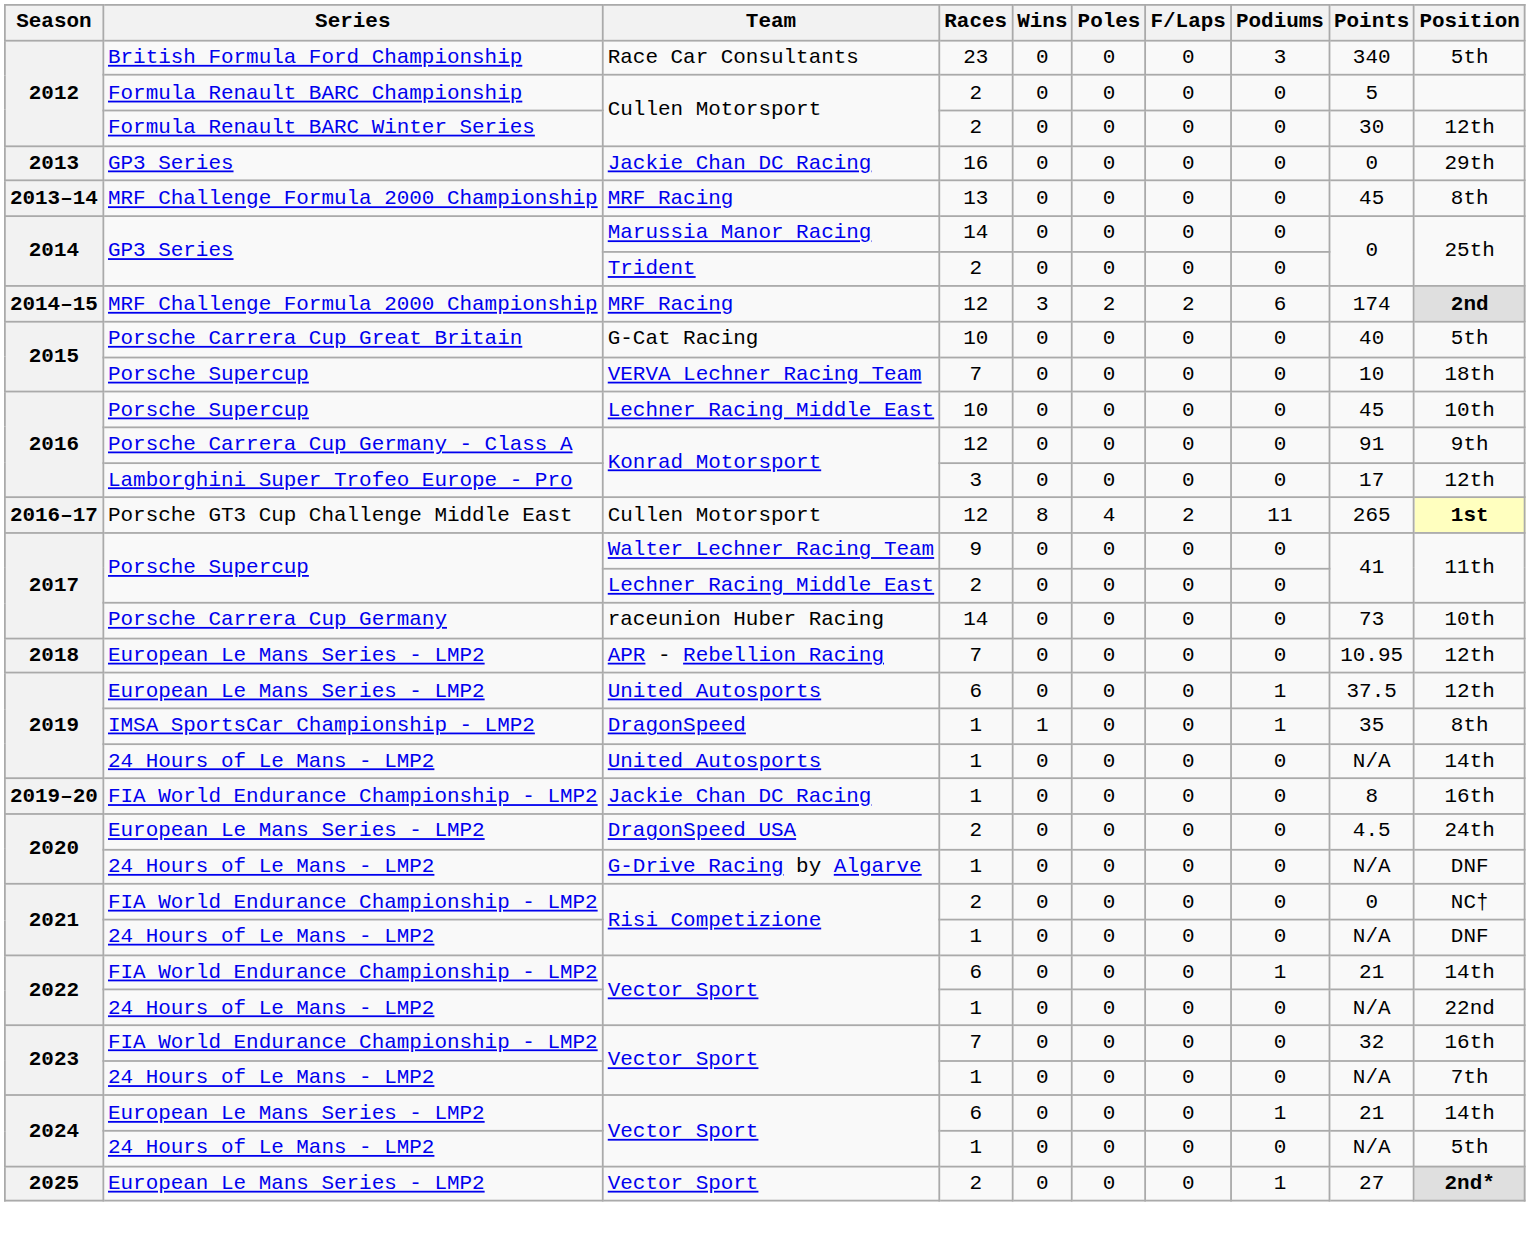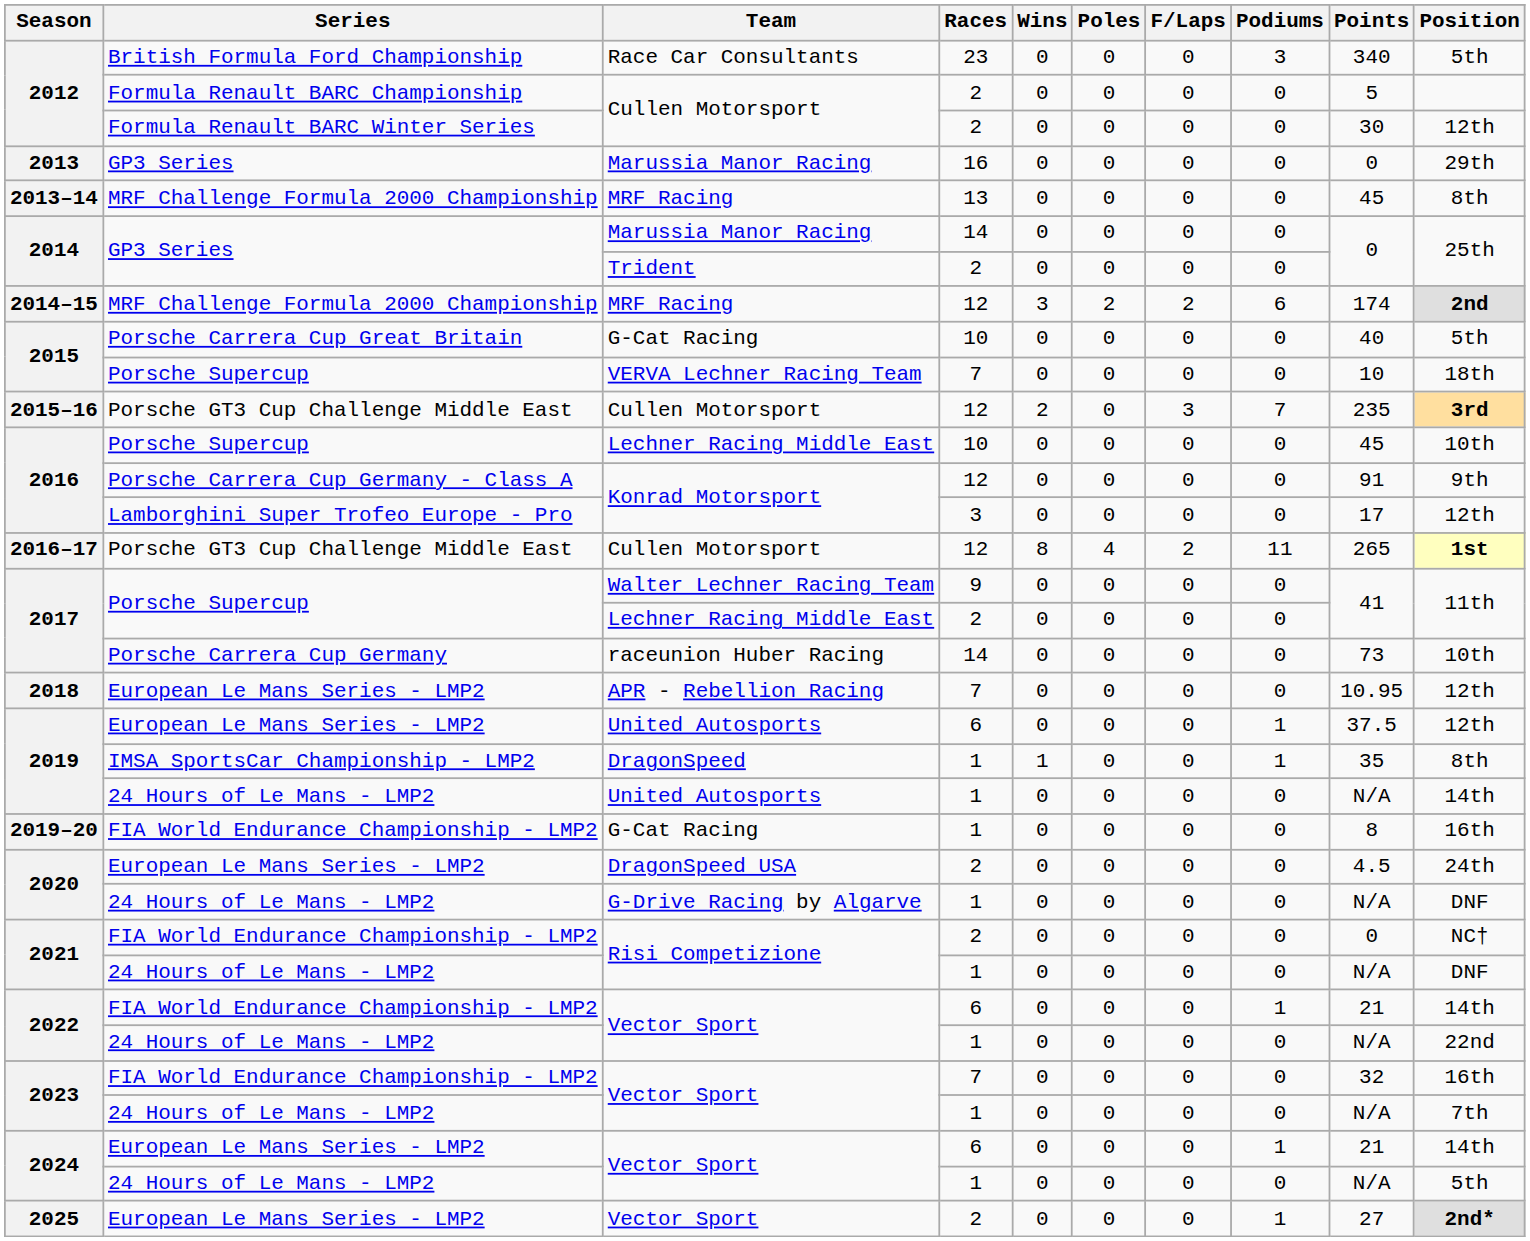(740, 163) Jackie Chan DC Racing -> (740, 163) Marussia Manor Racing
+ row: (54, 409)
(740, 796) Jackie Chan DC Racing -> (683, 831) G-Cat Racing
